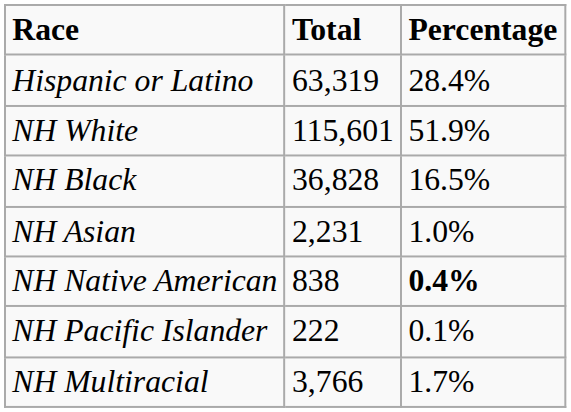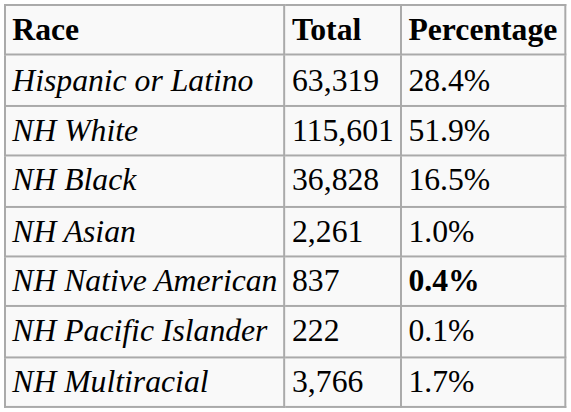(328, 230) 2,231 -> (328, 230) 2,261
(316, 280) 838 -> (316, 280) 837
